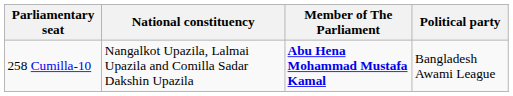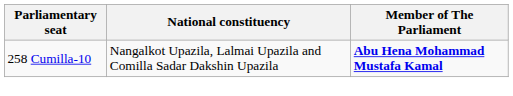- column: (460, 22)
